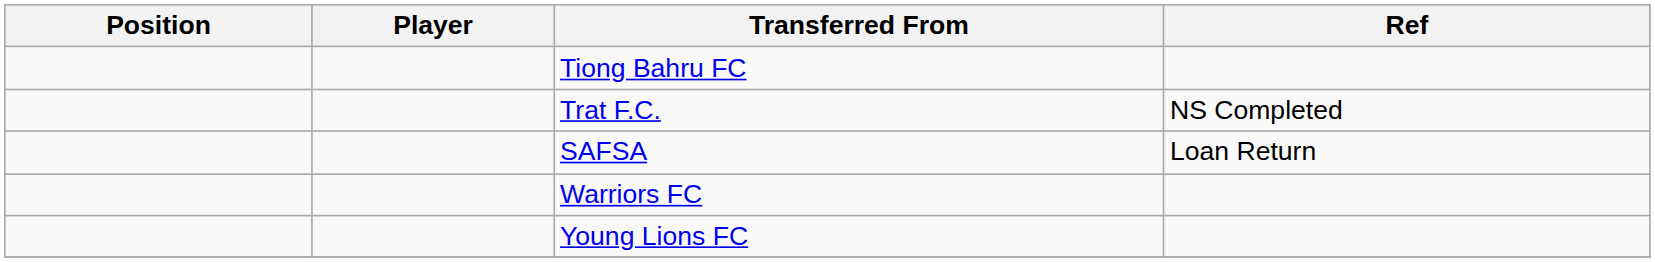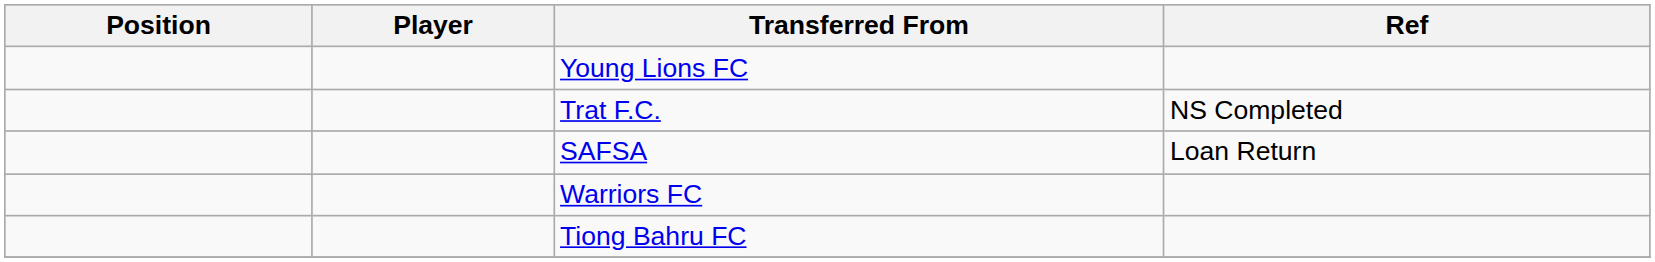rows swapped: (653, 67) <-> (654, 236)
